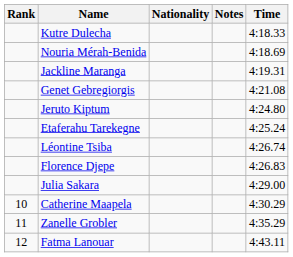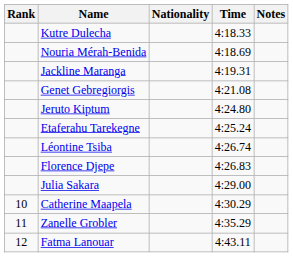columns swapped: (267, 14) <-> (229, 14)
